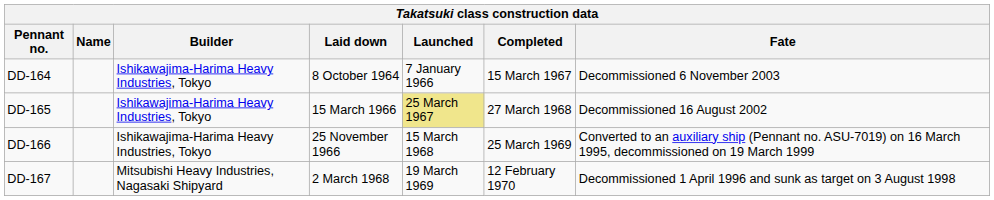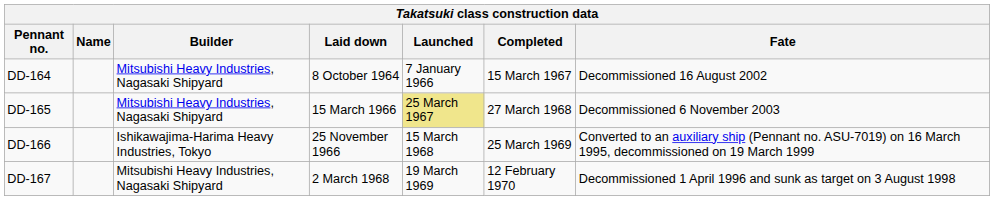(195, 75) Ishikawajima-Harima Heavy Industries, Tokyo -> (195, 75) Mitsubishi Heavy Industries, Nagasaki Shipyard
(679, 75) Decommissioned 6 November 2003 -> (673, 75) Decommissioned 16 August 2002
(195, 110) Ishikawajima-Harima Heavy Industries, Tokyo -> (195, 110) Mitsubishi Heavy Industries, Nagasaki Shipyard
(673, 110) Decommissioned 16 August 2002 -> (679, 110) Decommissioned 6 November 2003
